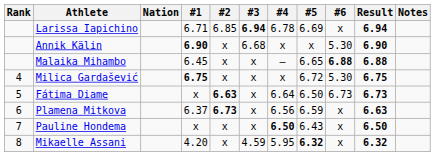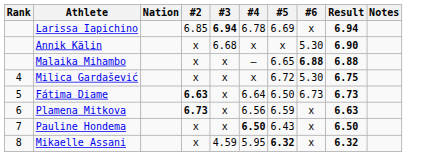- column: (196, 13)
